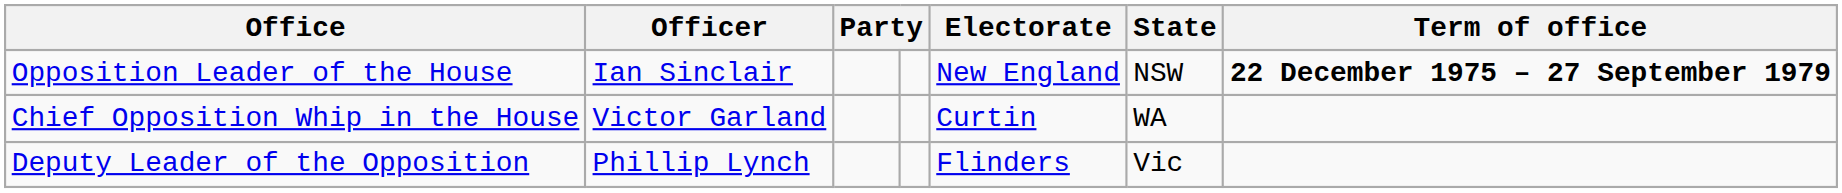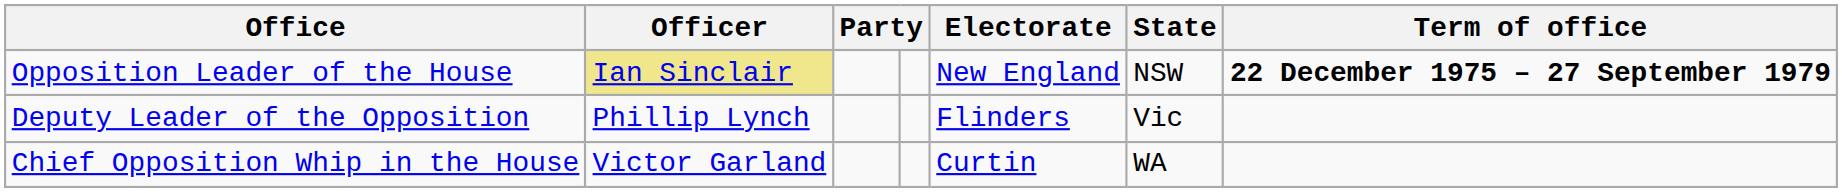(693, 73) no background -> (693, 73) khaki background
rows swapped: (270, 164) <-> (296, 118)
